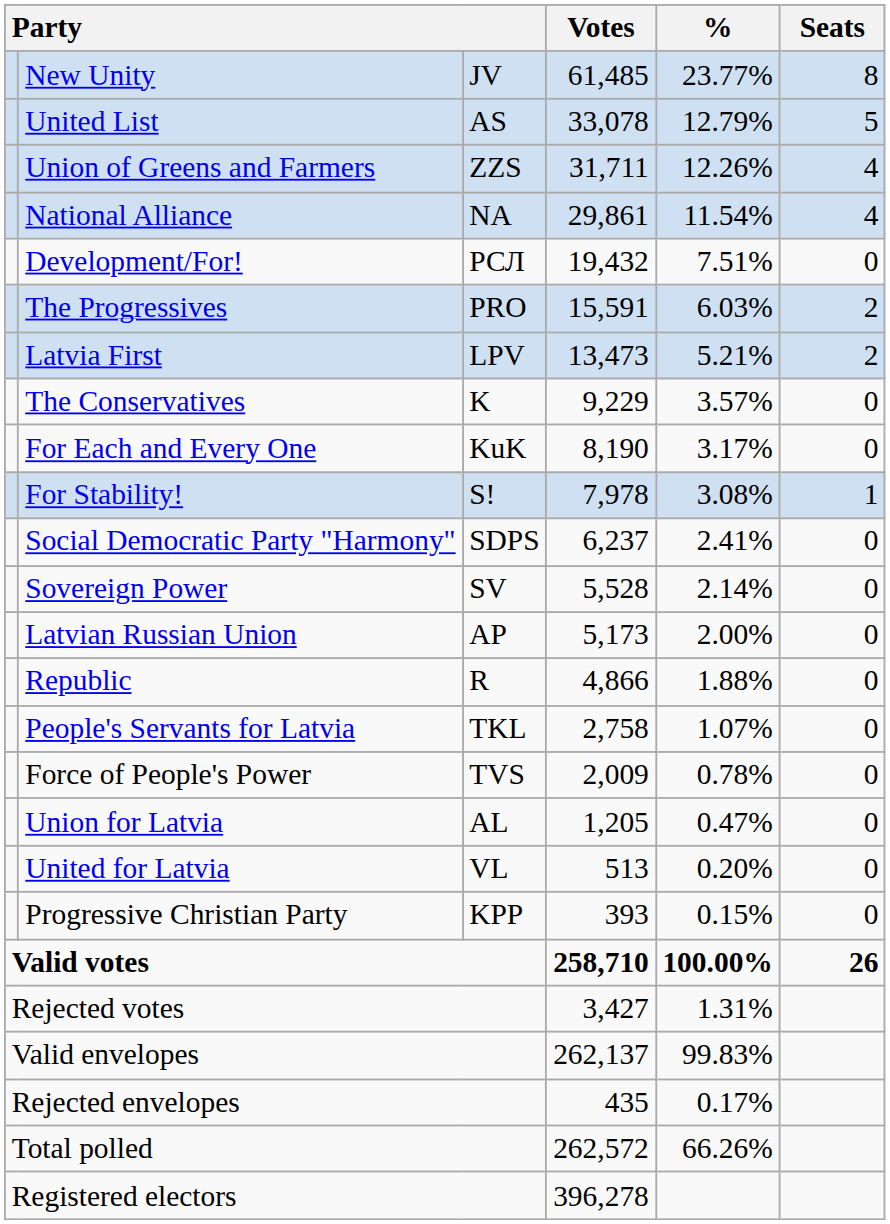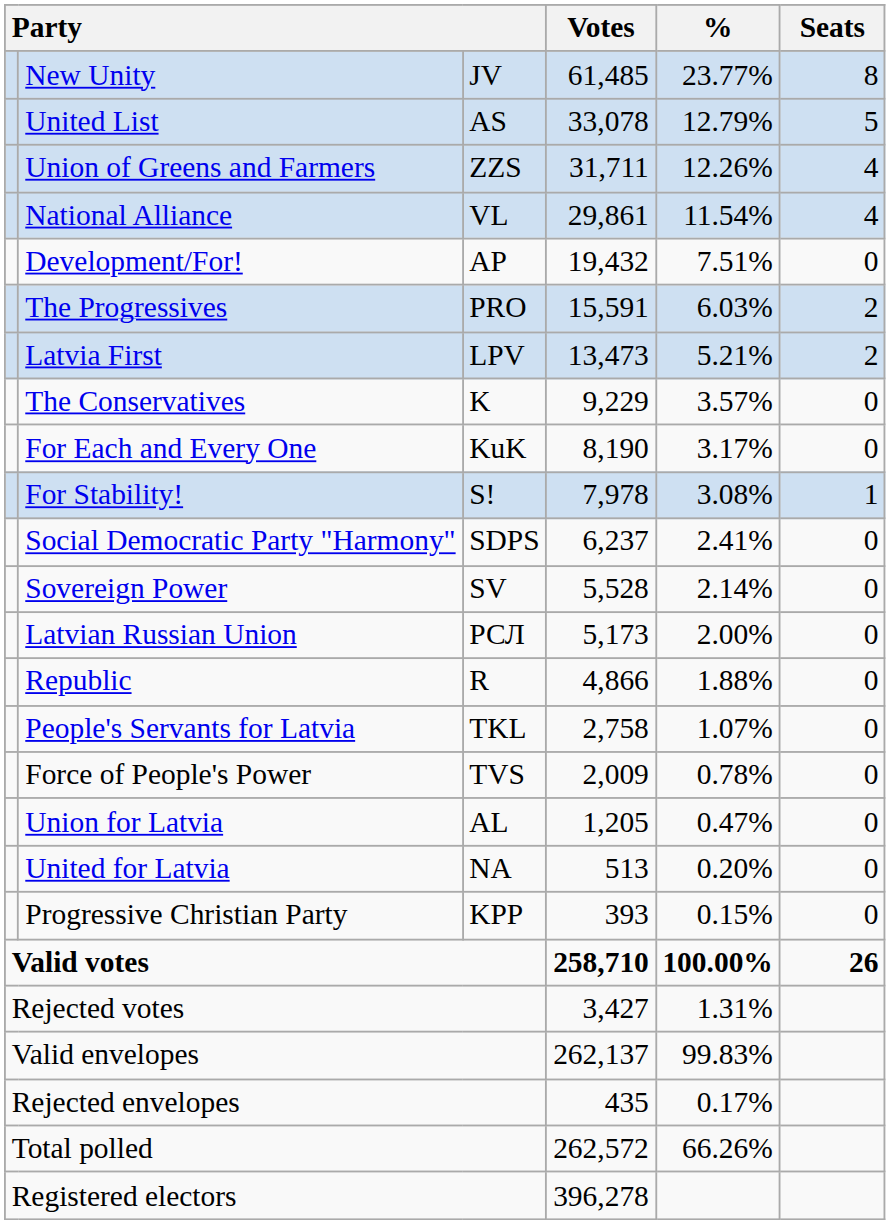(490, 214) NA -> (489, 214) VL
(497, 261) РСЛ -> (488, 261) AP
(488, 634) AP -> (497, 634) РСЛ
(489, 868) VL -> (490, 868) NA
